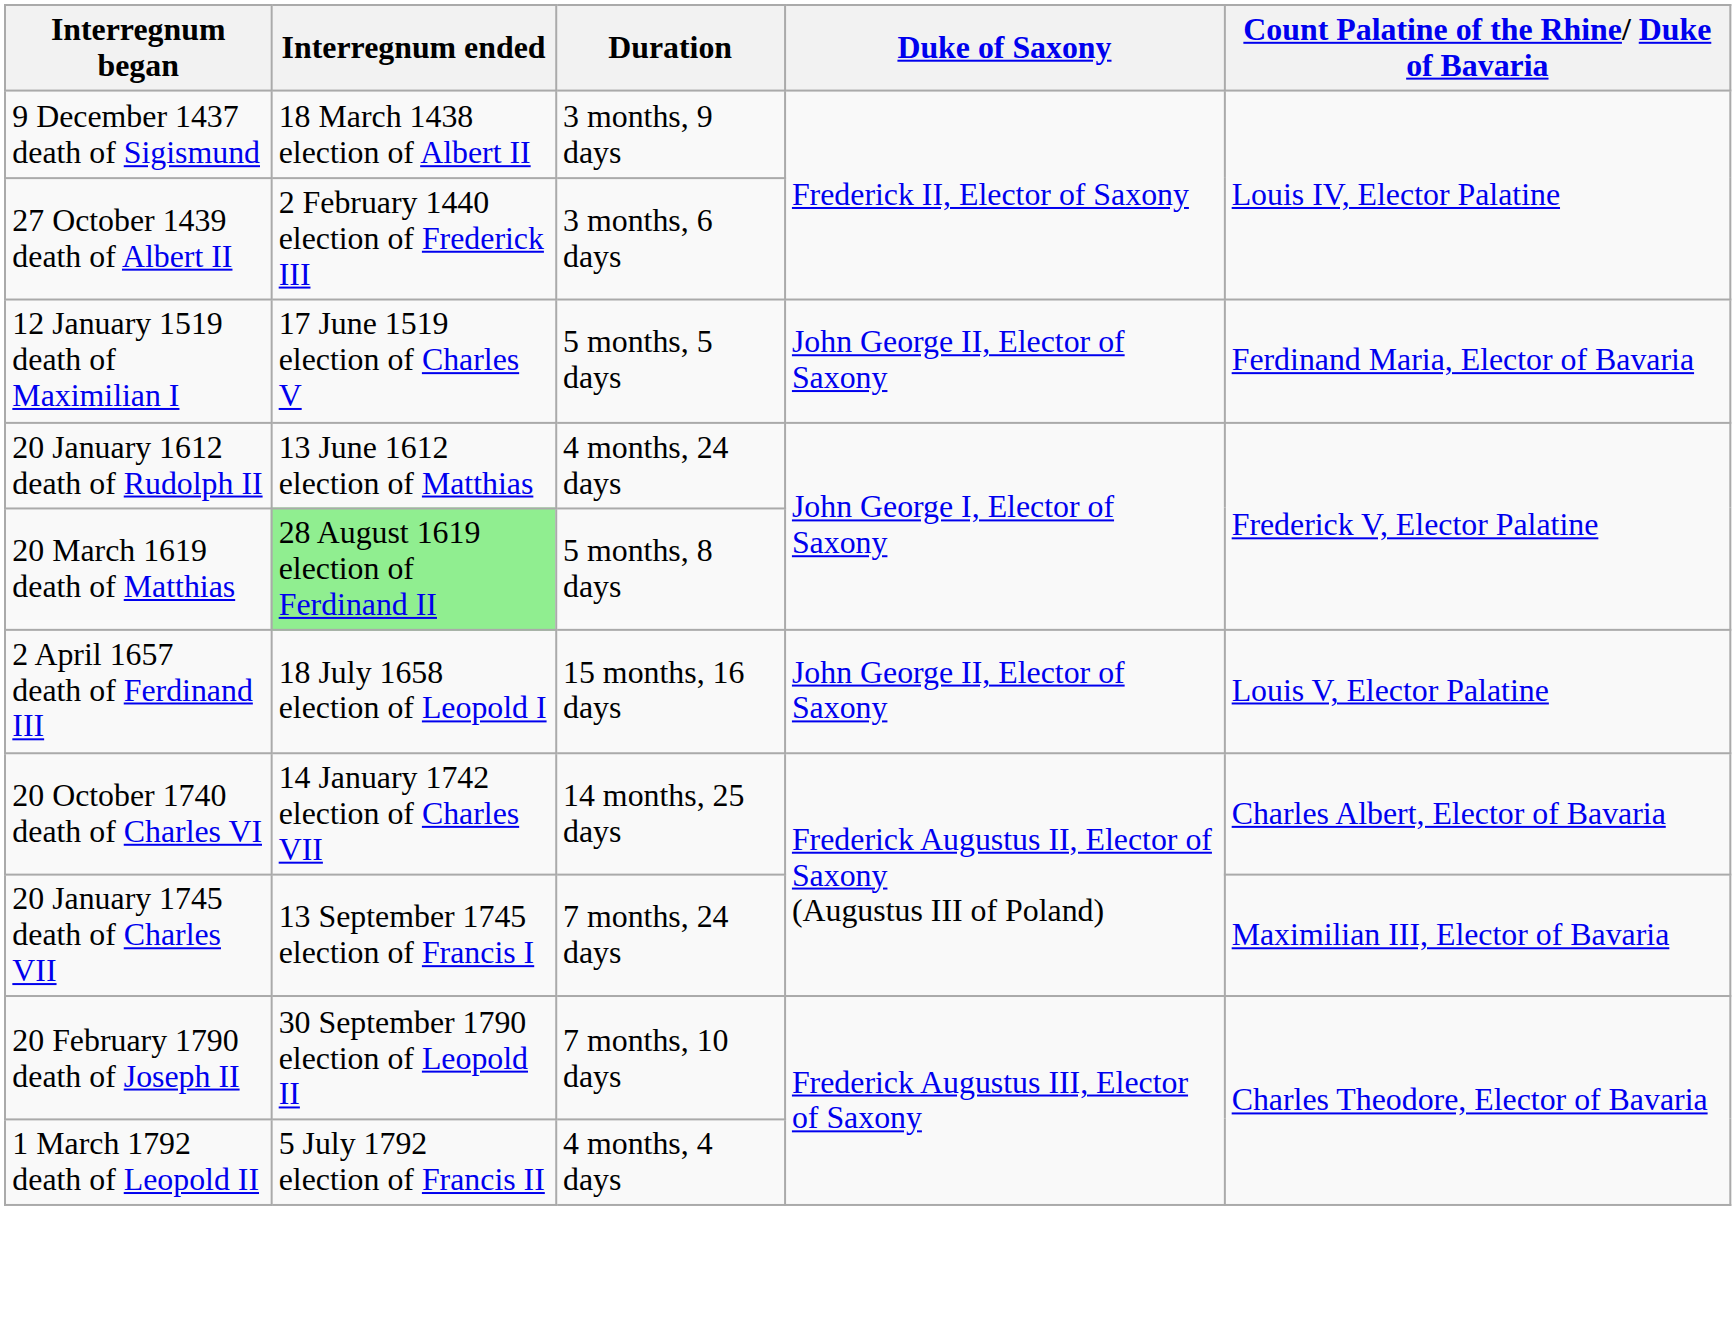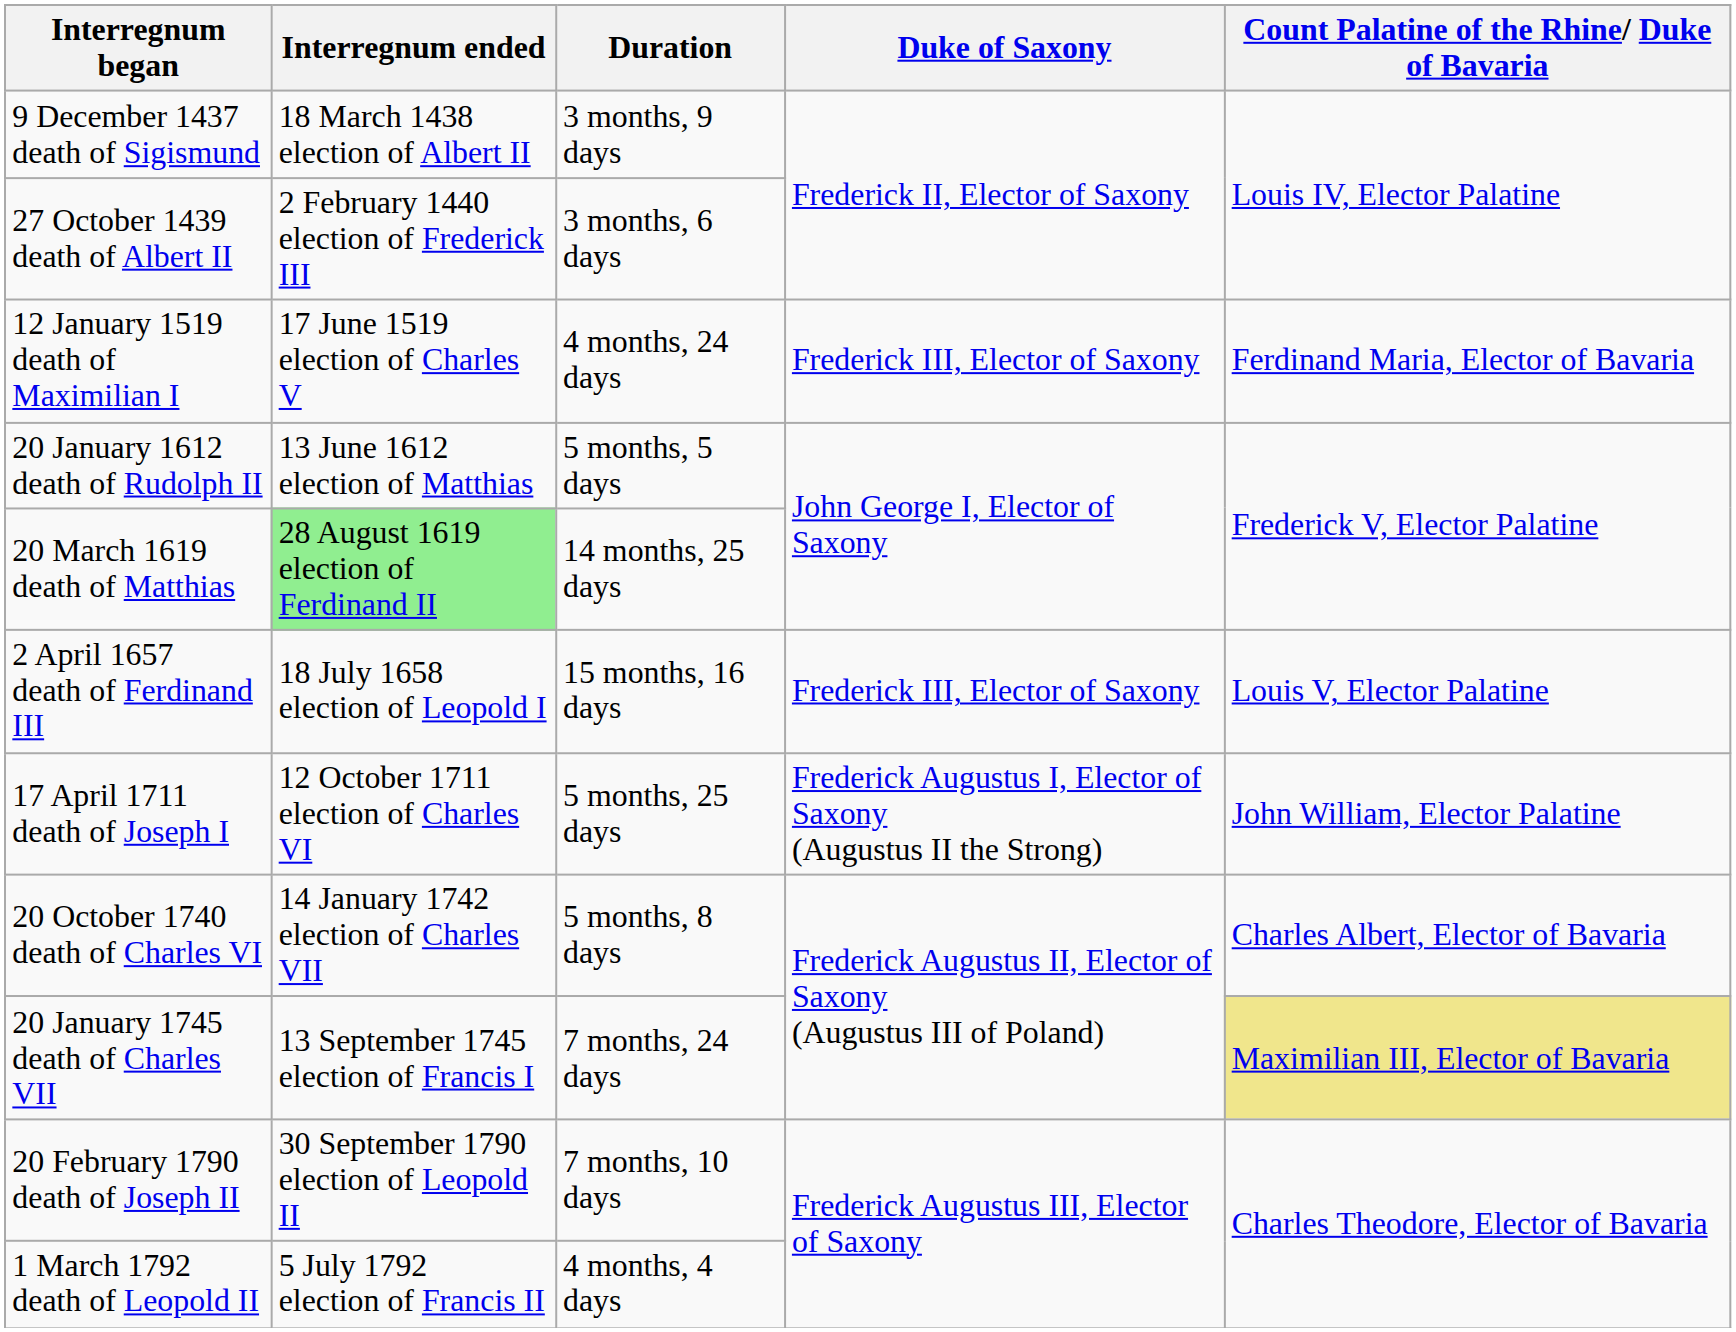(638, 360) 5 months, 5 days -> (646, 360) 4 months, 24 days
(958, 360) John George II, Elector of Saxony -> (996, 360) Frederick III, Elector of Saxony
(646, 464) 4 months, 24 days -> (638, 464) 5 months, 5 days
(638, 568) 5 months, 8 days -> (654, 568) 14 months, 25 days
(958, 690) John George II, Elector of Saxony -> (996, 690) Frederick III, Elector of Saxony
+ row: (121, 813)
(654, 813) 14 months, 25 days -> (638, 935) 5 months, 8 days
(1450, 935) no background -> (1450, 1057) khaki background
